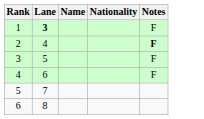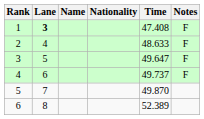+ column: (155, 12)
(154, 43) bold -> (185, 43) normal
